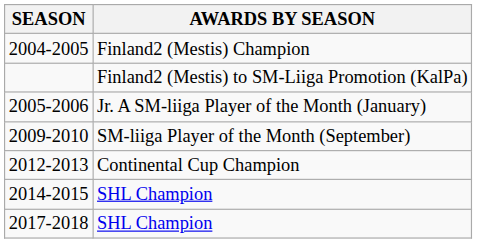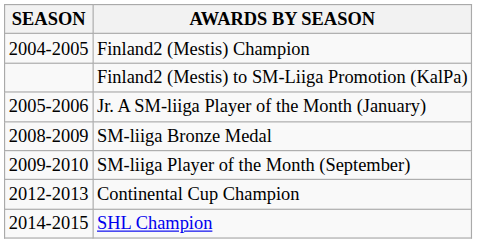+ row: (49, 135)
- row: (49, 223)
